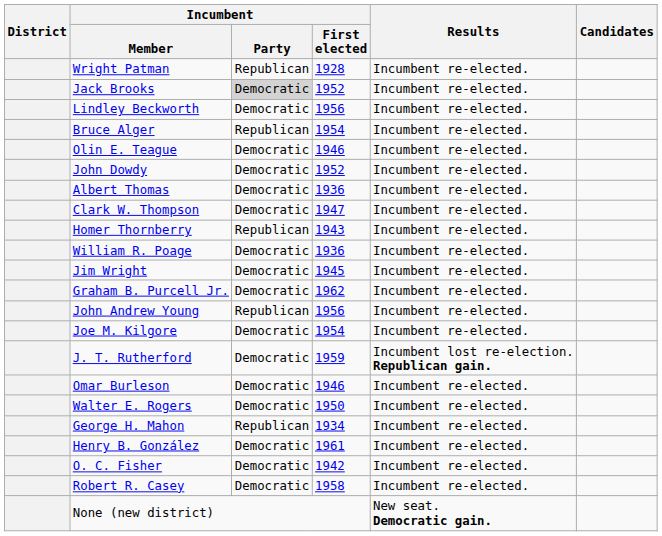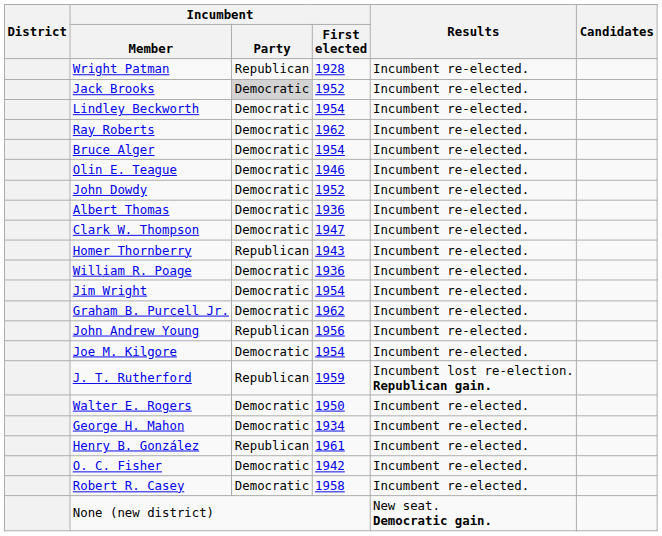(330, 109) 1956 -> (330, 109) 1954
+ row: (114, 129)
(272, 129) Republican -> (272, 150) Democratic
(330, 270) 1945 -> (330, 290) 1954
(272, 358) Democratic -> (272, 378) Republican
- row: (121, 385)
(272, 425) Republican -> (272, 425) Democratic
(272, 446) Democratic -> (272, 446) Republican
